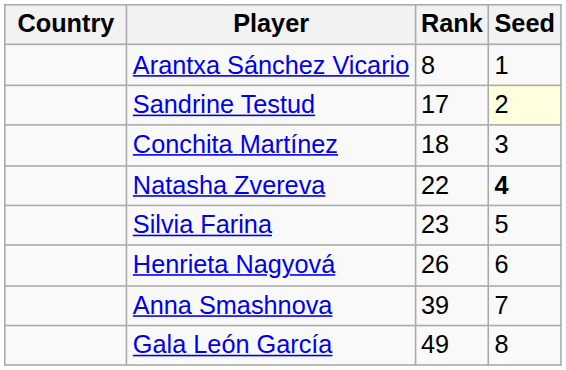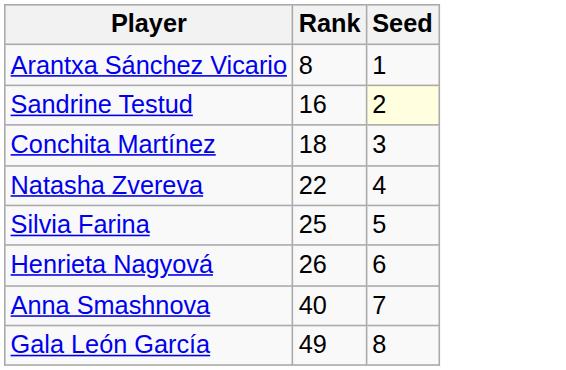- column: (66, 24)
(435, 104) 17 -> (313, 104) 16
(502, 184) bold -> (379, 184) normal
(435, 225) 23 -> (313, 225) 25
(435, 305) 39 -> (313, 305) 40
